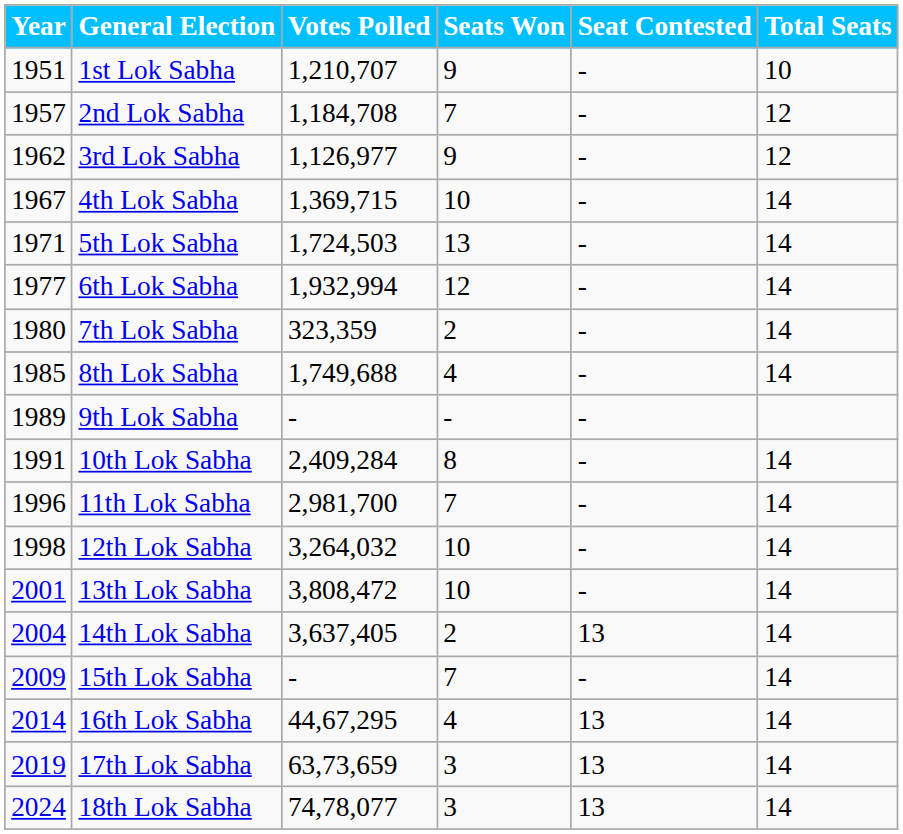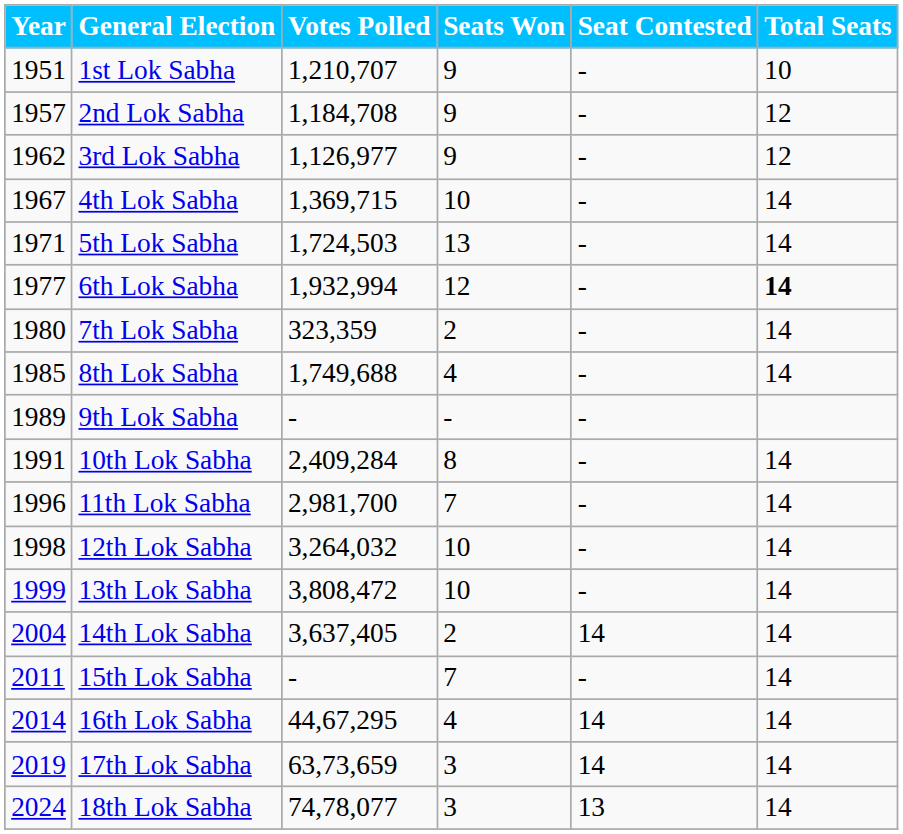(450, 112) 7 -> (450, 112) 9
(778, 286) normal -> (778, 286) bold
(39, 590) 2001 -> (39, 590) 1999
(591, 633) 13 -> (591, 633) 14
(39, 677) 2009 -> (38, 677) 2011
(591, 720) 13 -> (591, 720) 14
(591, 763) 13 -> (591, 763) 14
